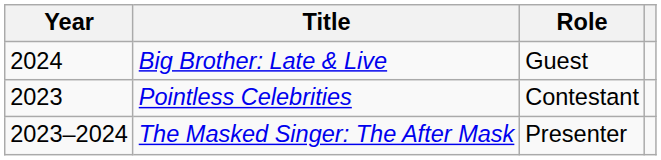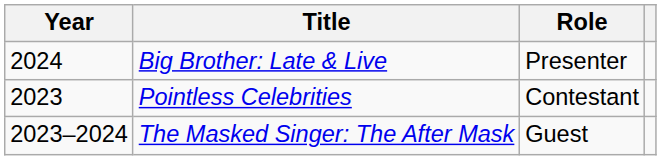(557, 60) Guest -> (576, 60) Presenter
(576, 135) Presenter -> (557, 135) Guest
